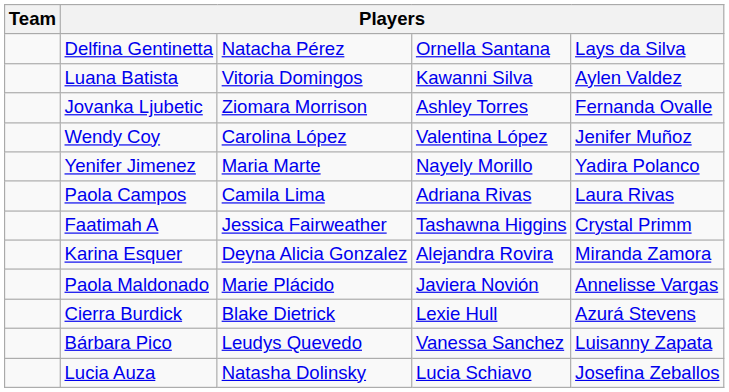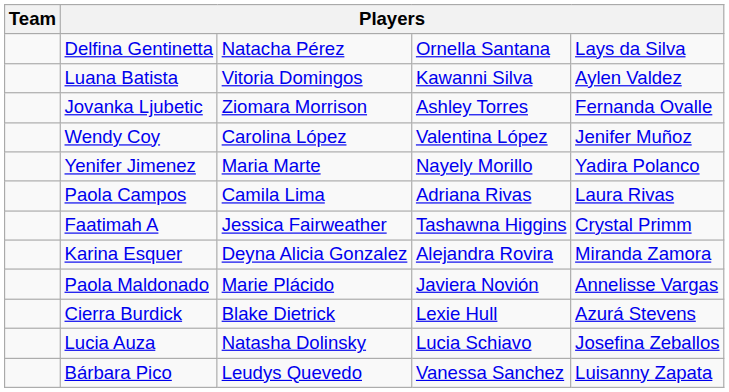rows swapped: (110, 372) <-> (118, 343)
